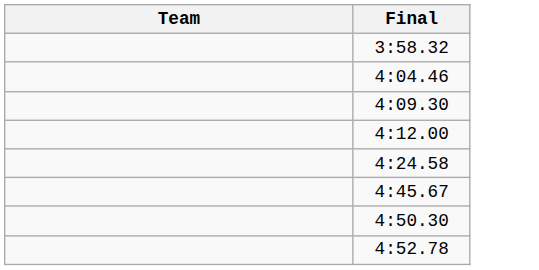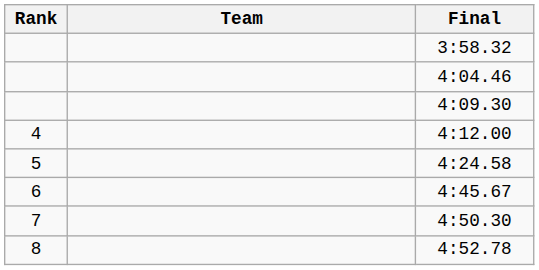+ column: (36, 19)
